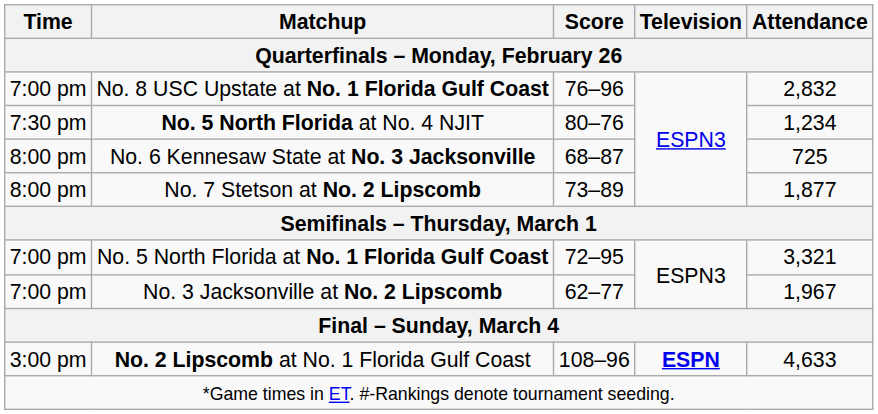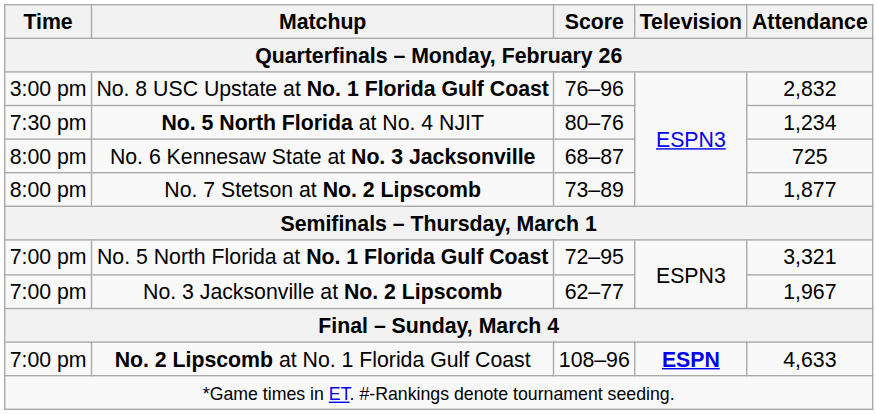(48, 89) 7:00 pm -> (48, 89) 3:00 pm
(48, 359) 3:00 pm -> (48, 359) 7:00 pm
